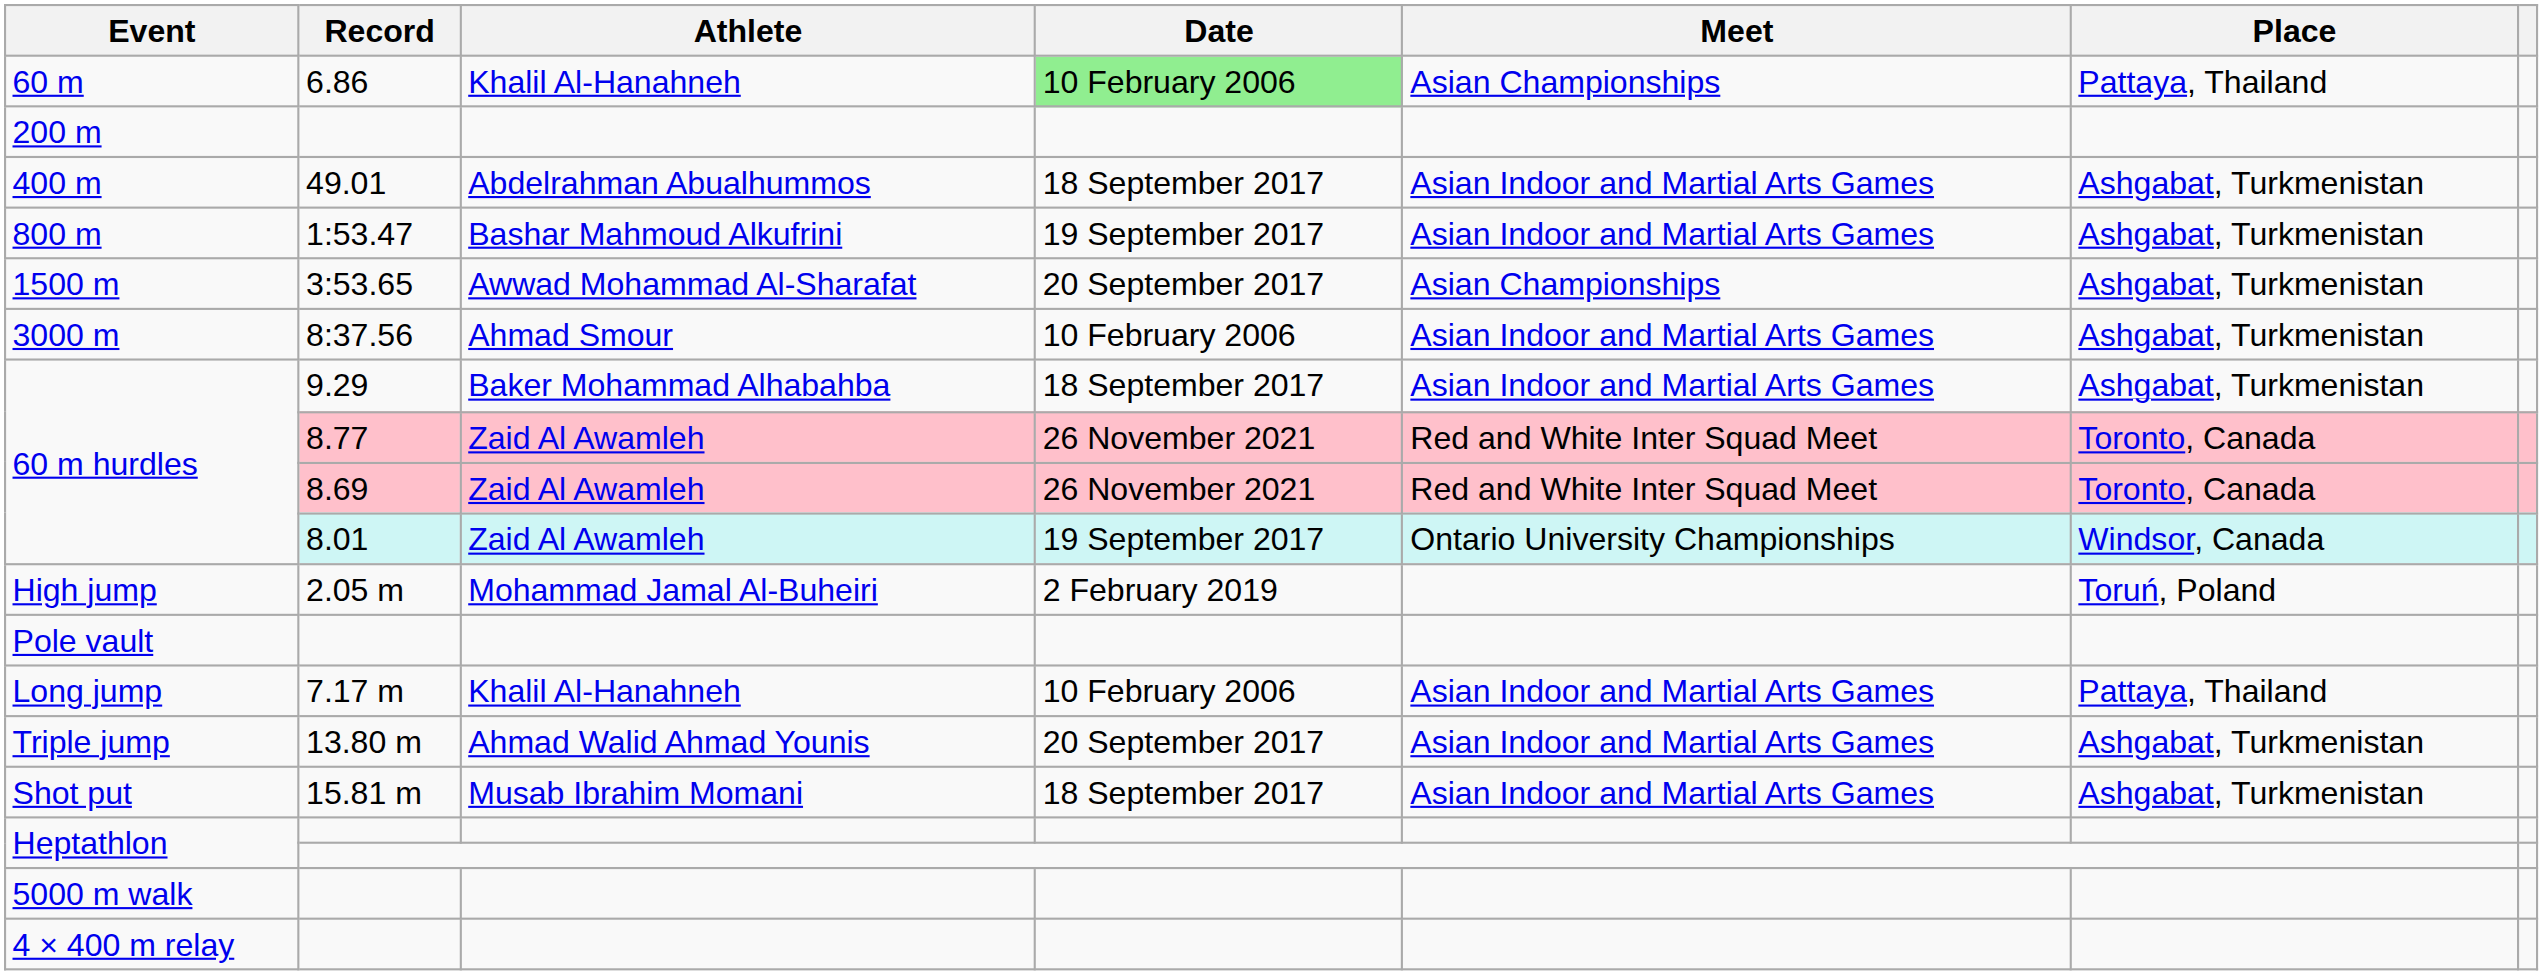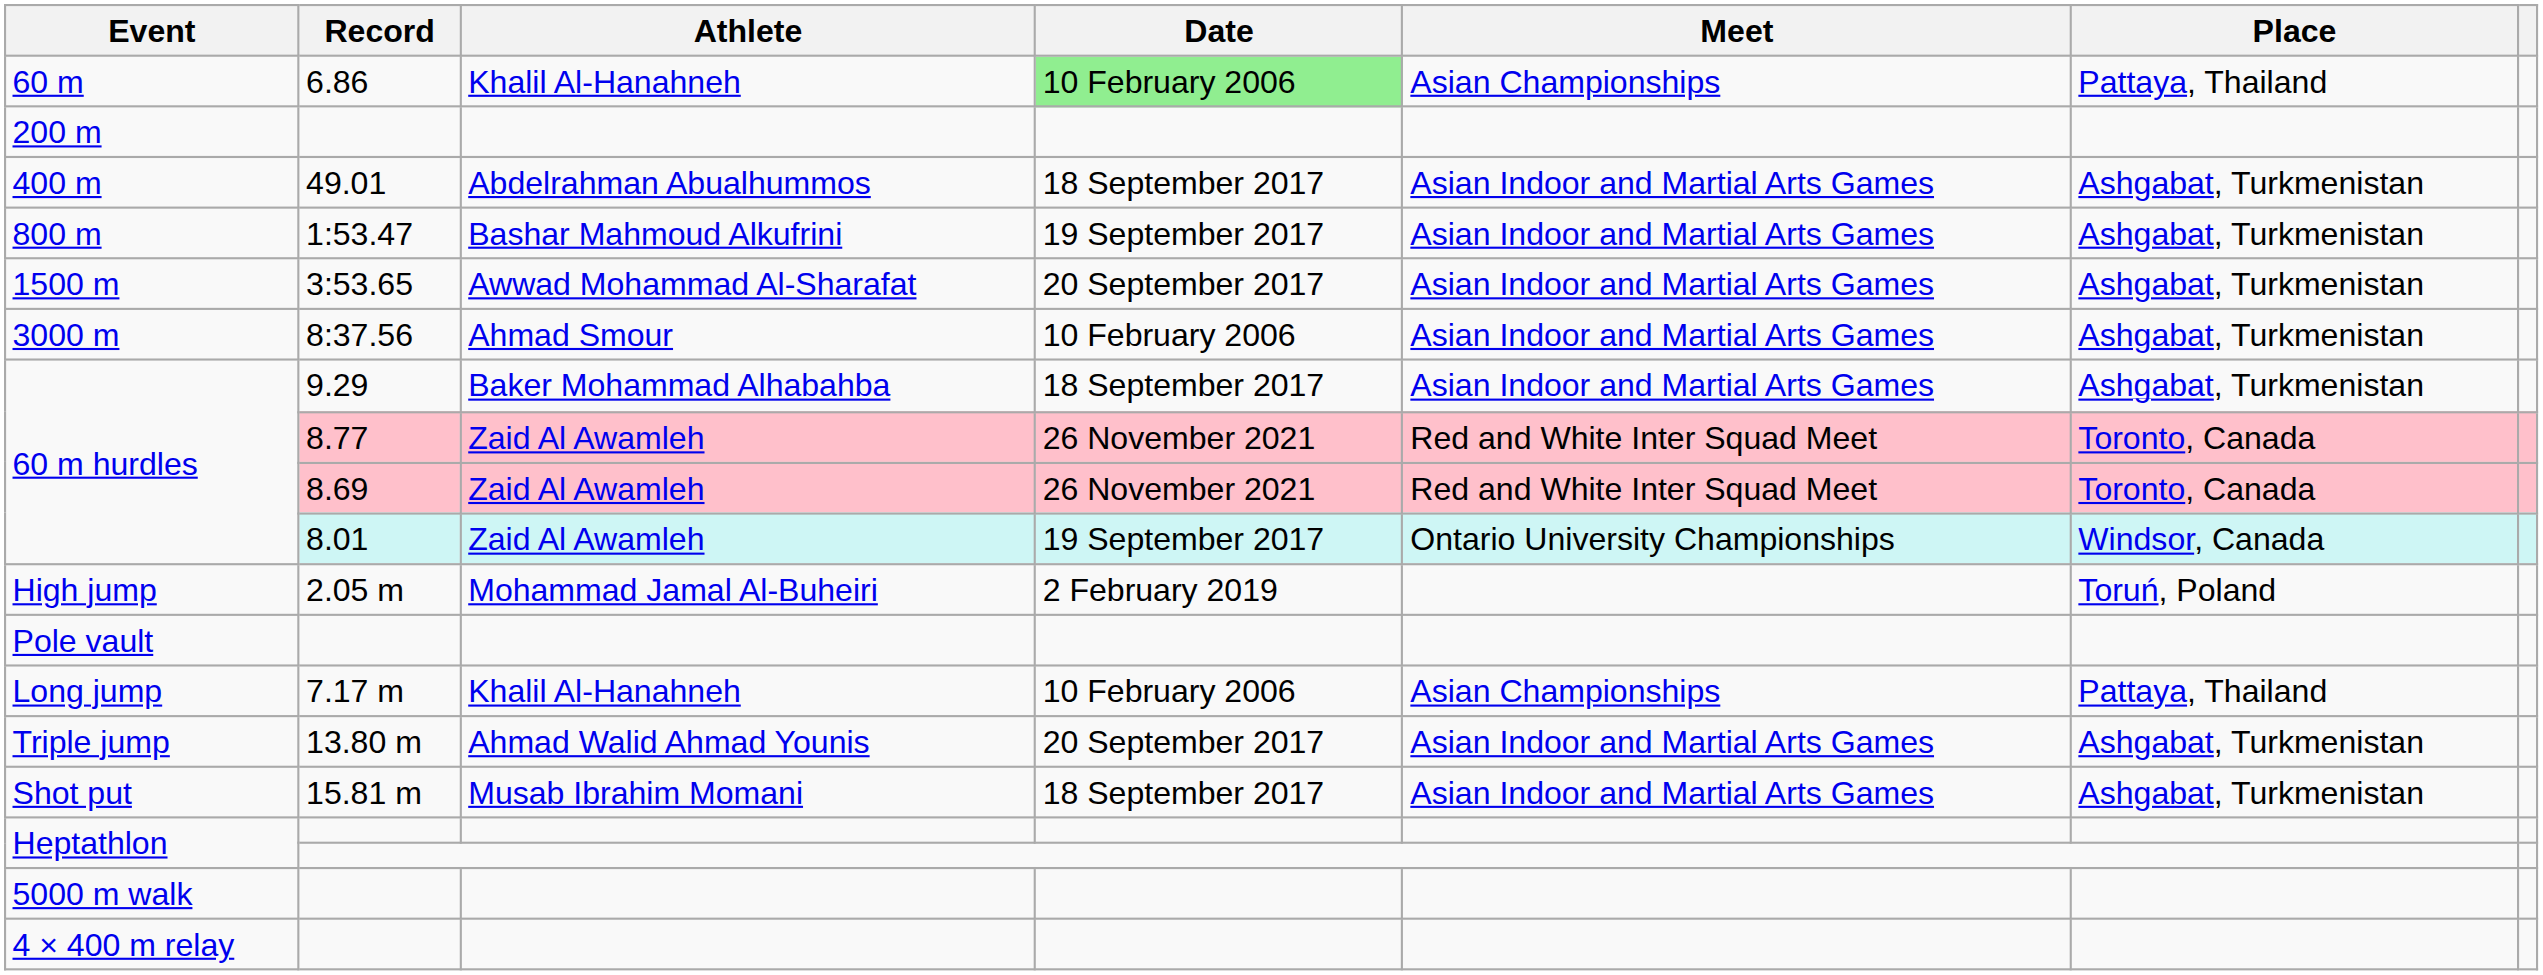(1565, 284) Asian Championships -> (1672, 284) Asian Indoor and Martial Arts Games
(1672, 691) Asian Indoor and Martial Arts Games -> (1565, 691) Asian Championships
